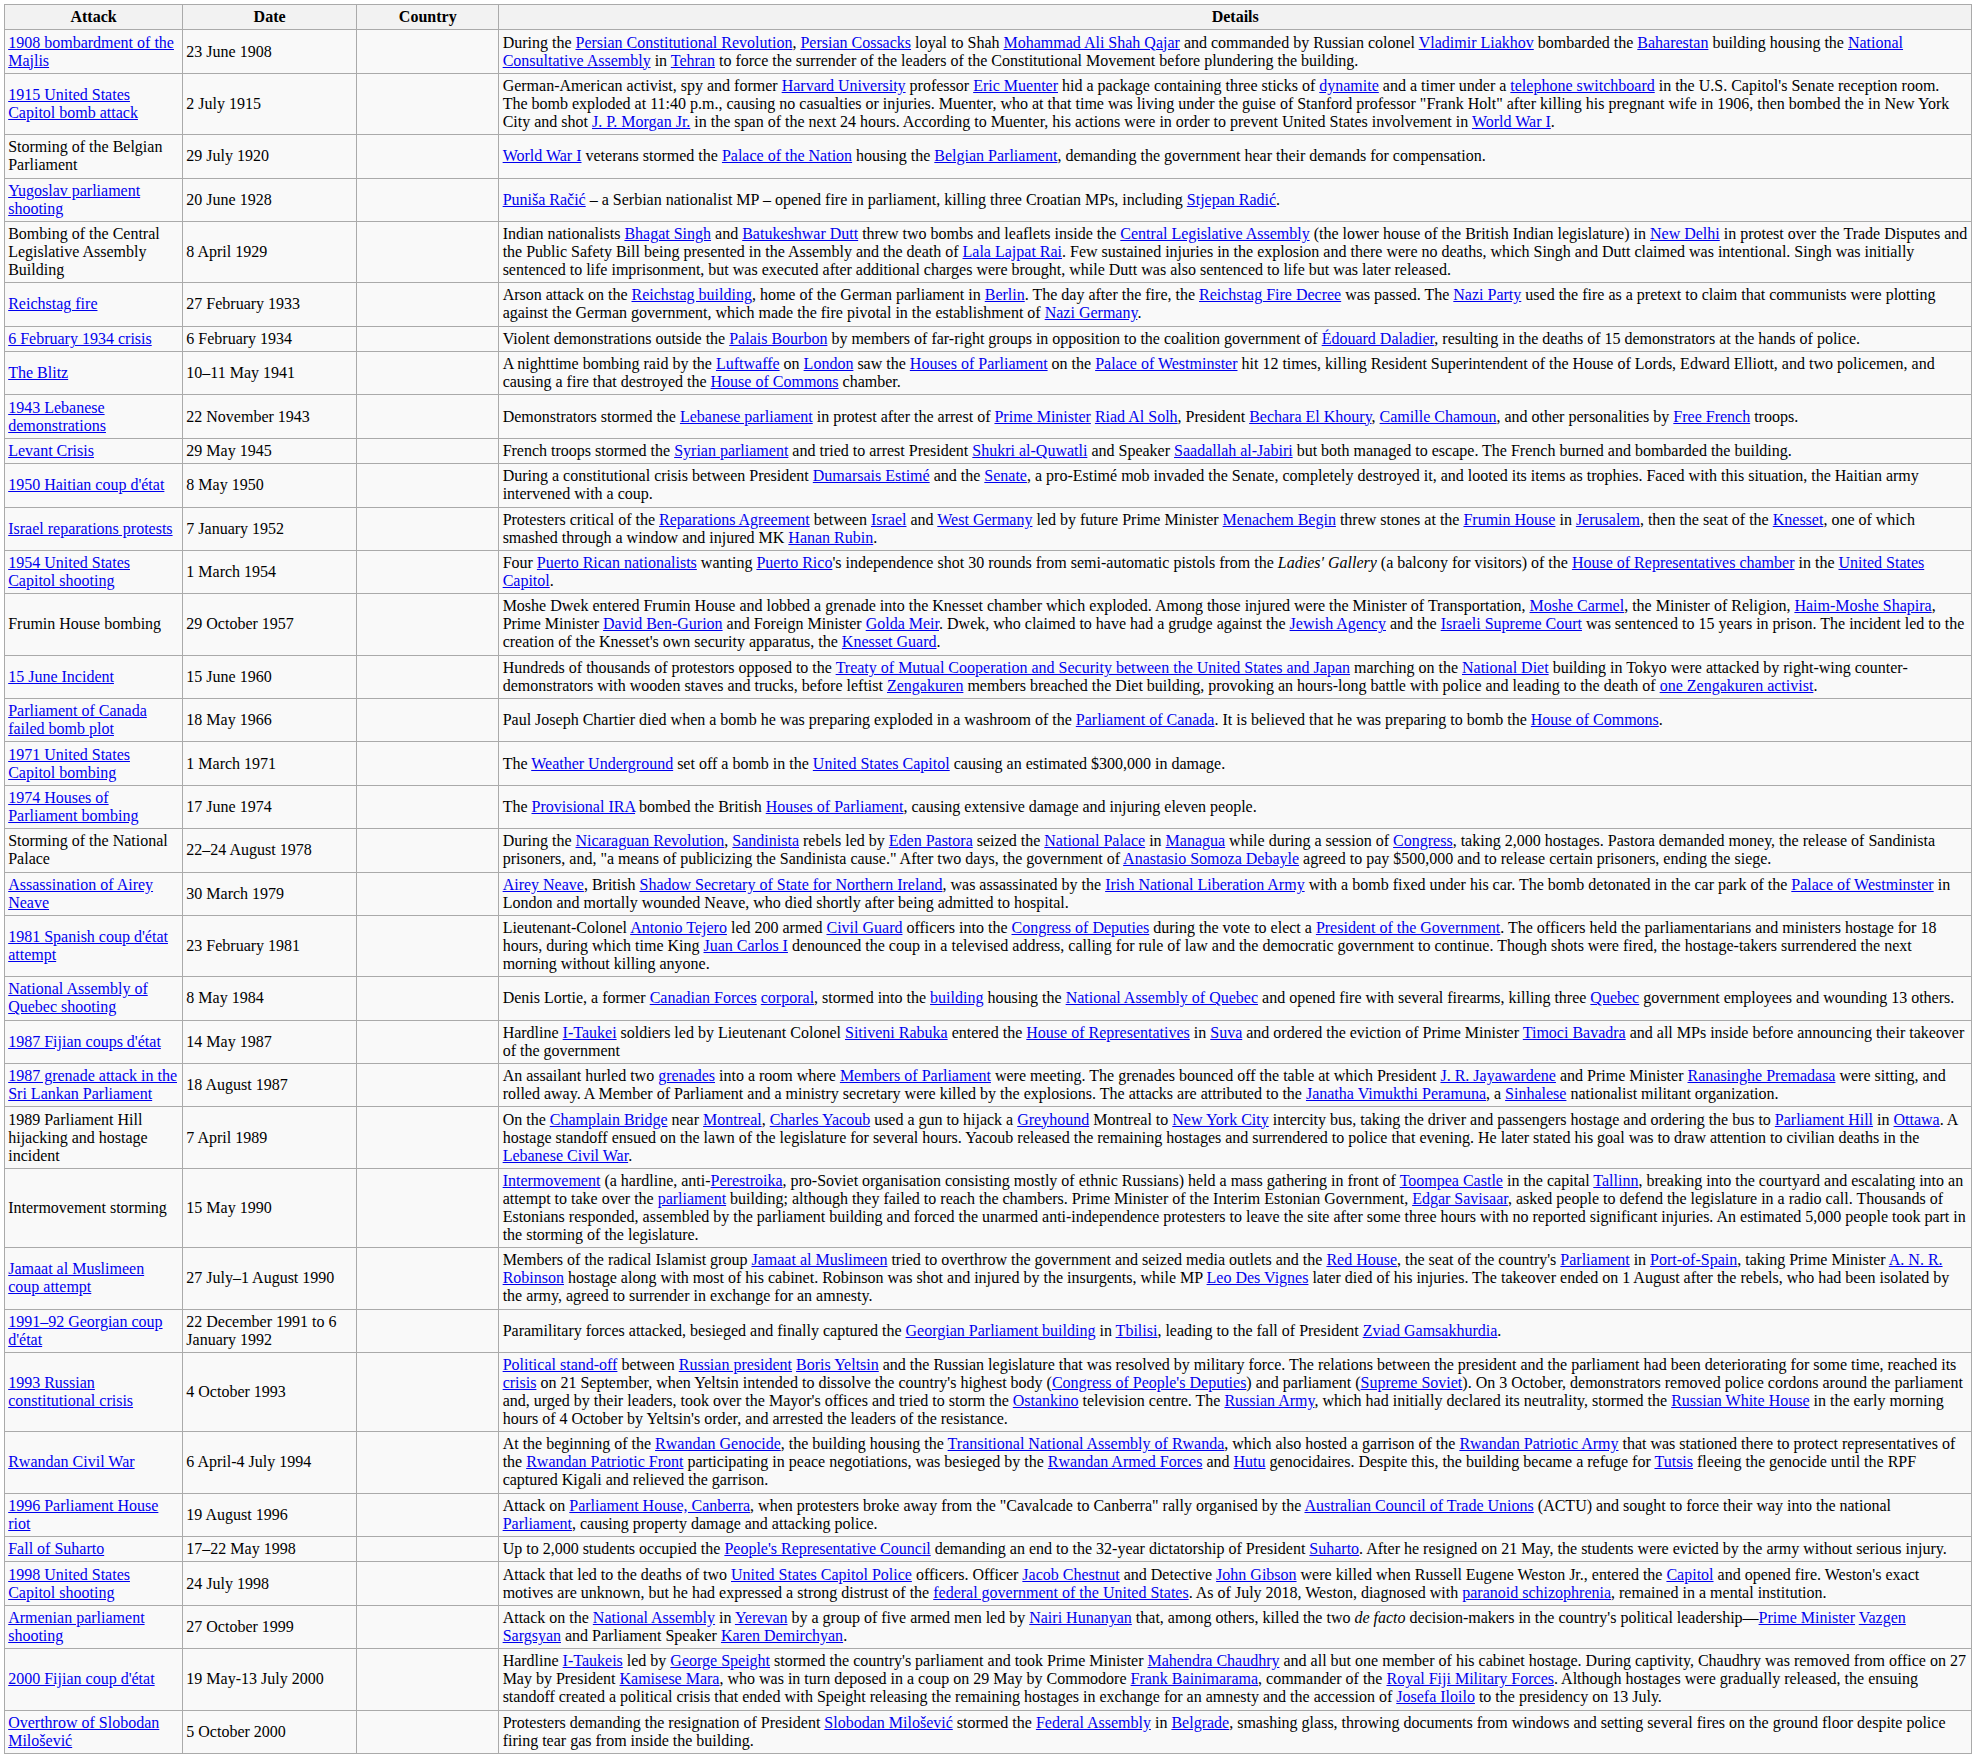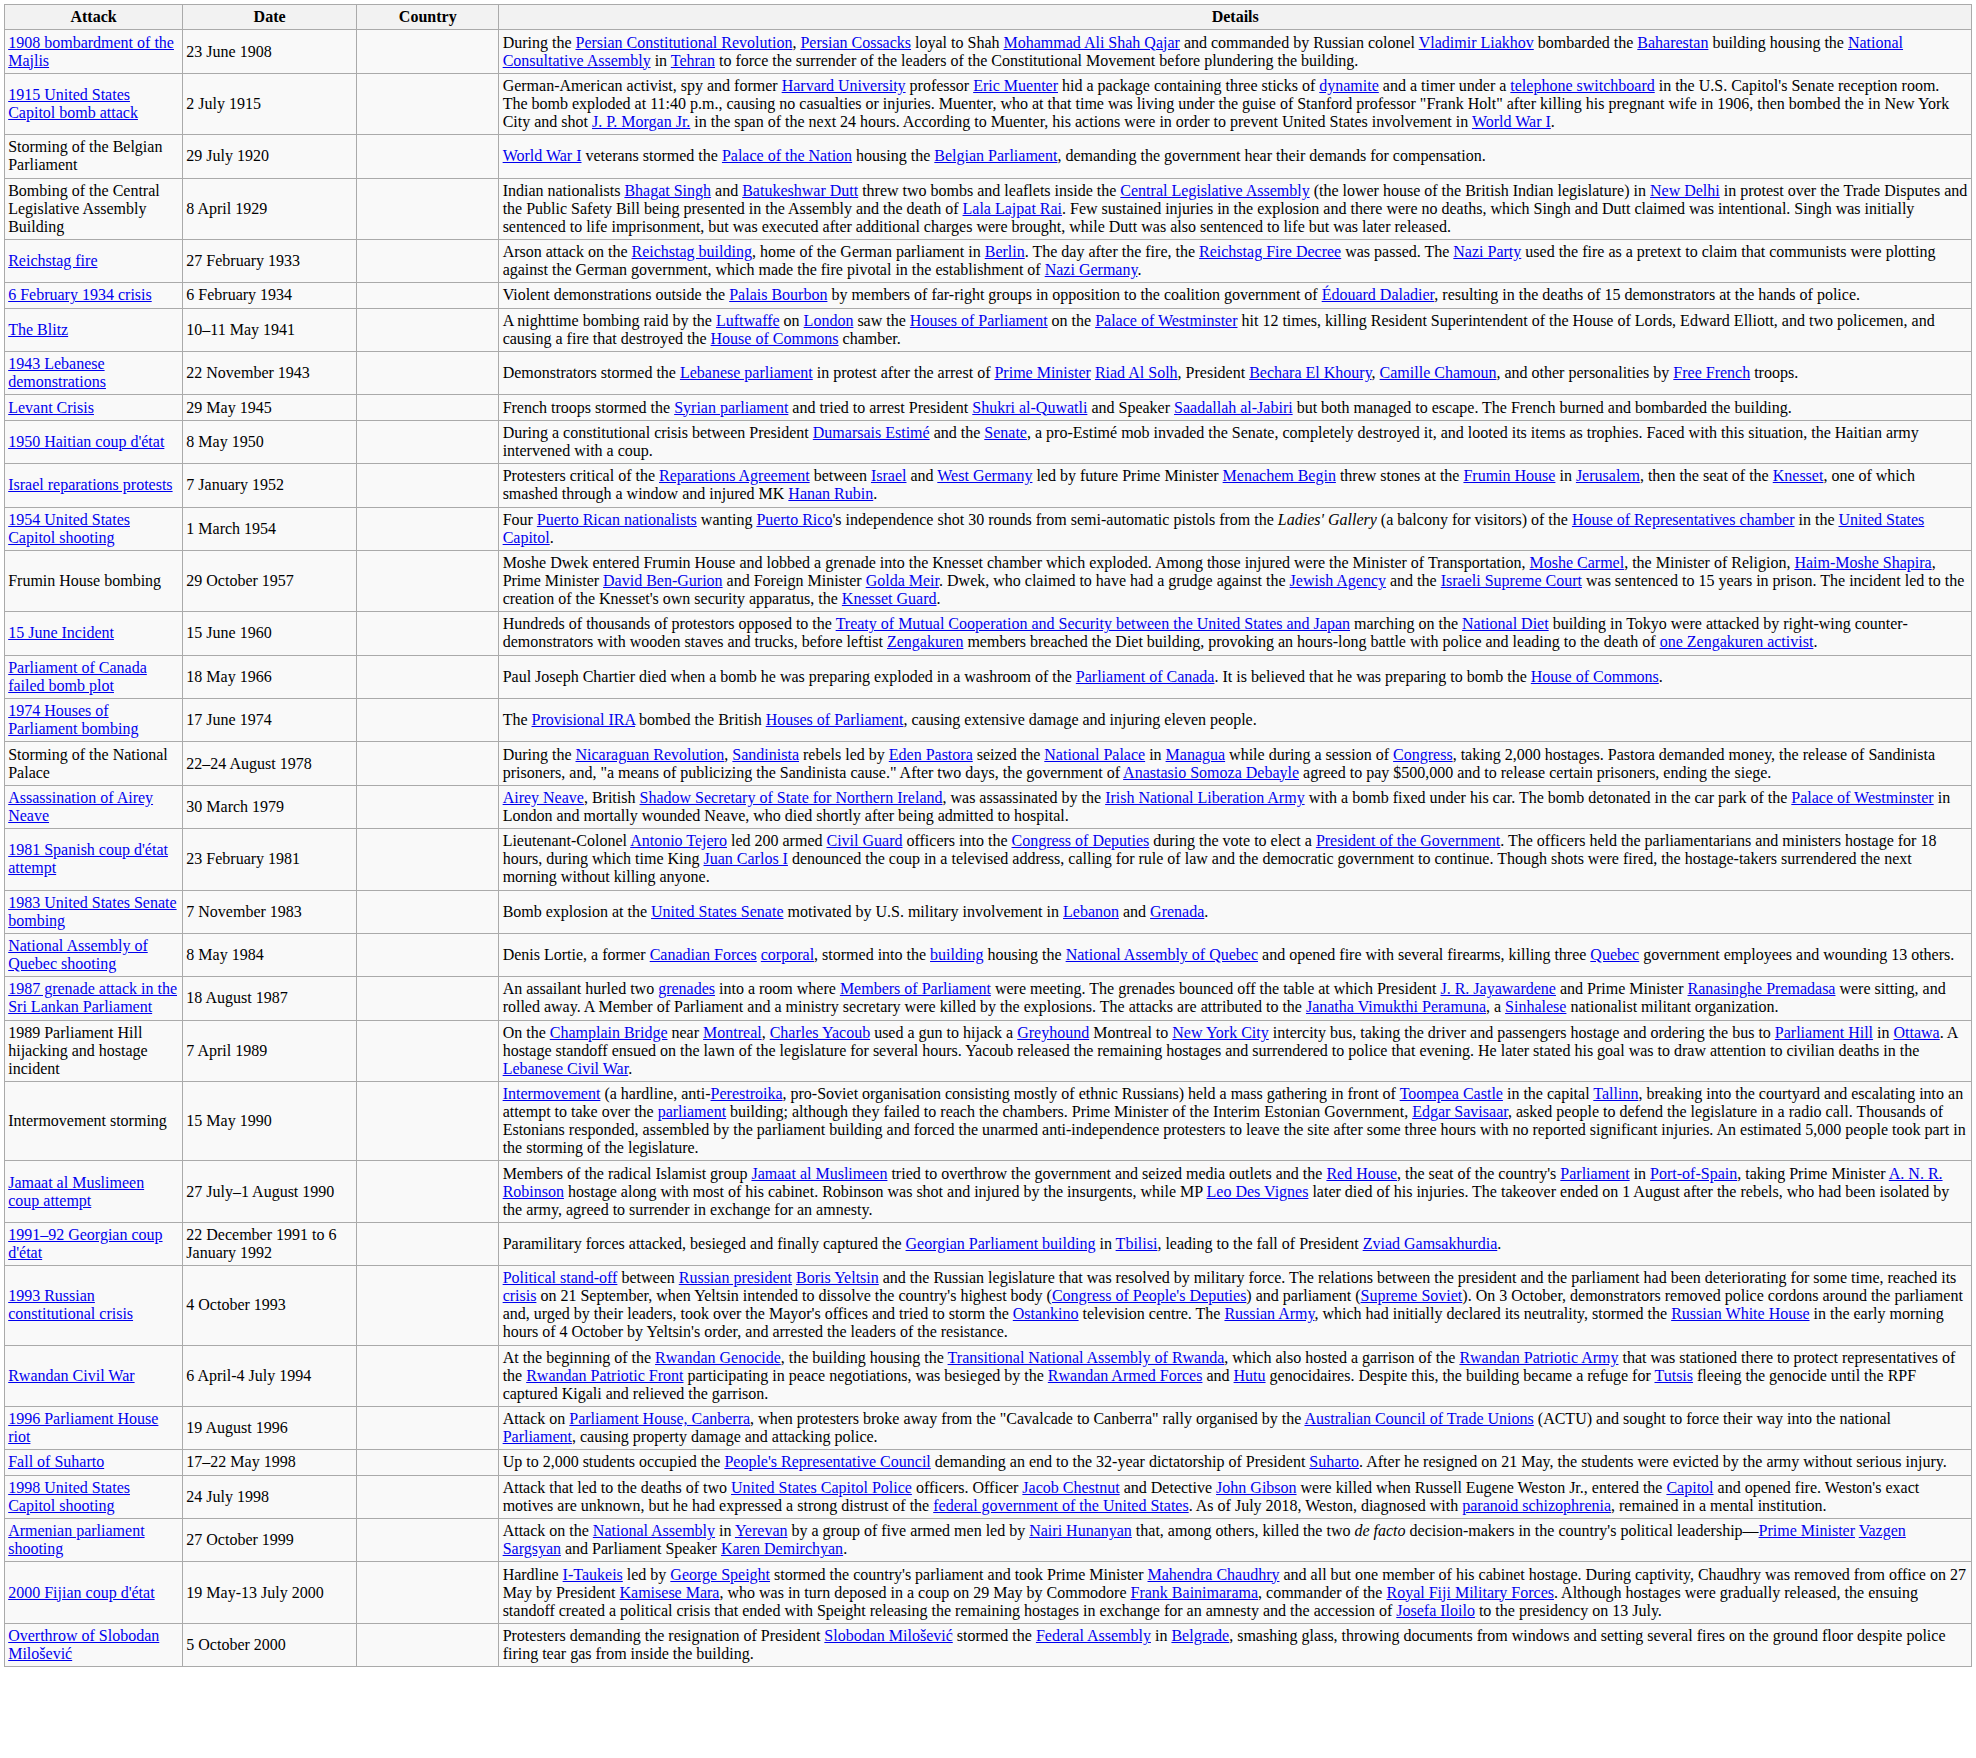- row: (74, 199)
- row: (69, 763)
+ row: (92, 911)
- row: (85, 1041)
